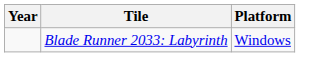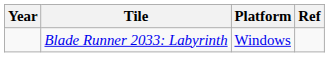+ column: (309, 16)
